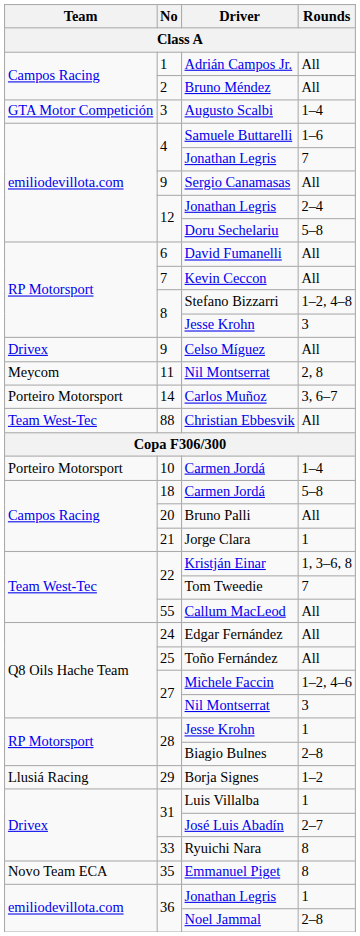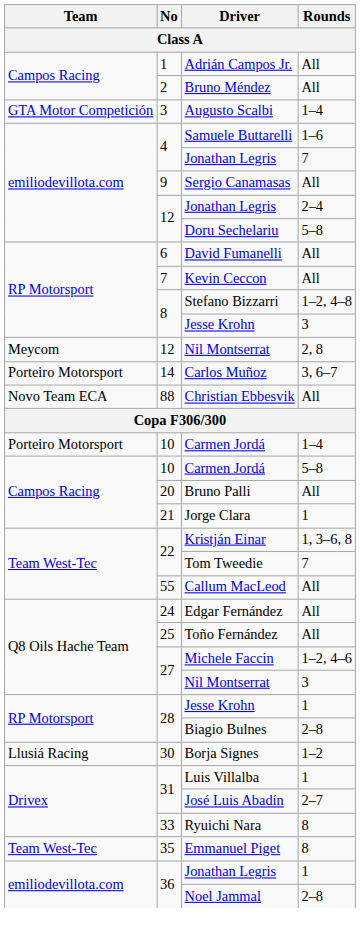- row: (225, 348)
(167, 372) 11 -> (167, 348) 12
(52, 420) Team West-Tec -> (58, 396) Novo Team ECA
(167, 491) 18 -> (167, 467) 10
(167, 777) 29 -> (167, 753) 30
(58, 872) Novo Team ECA -> (52, 848) Team West-Tec
